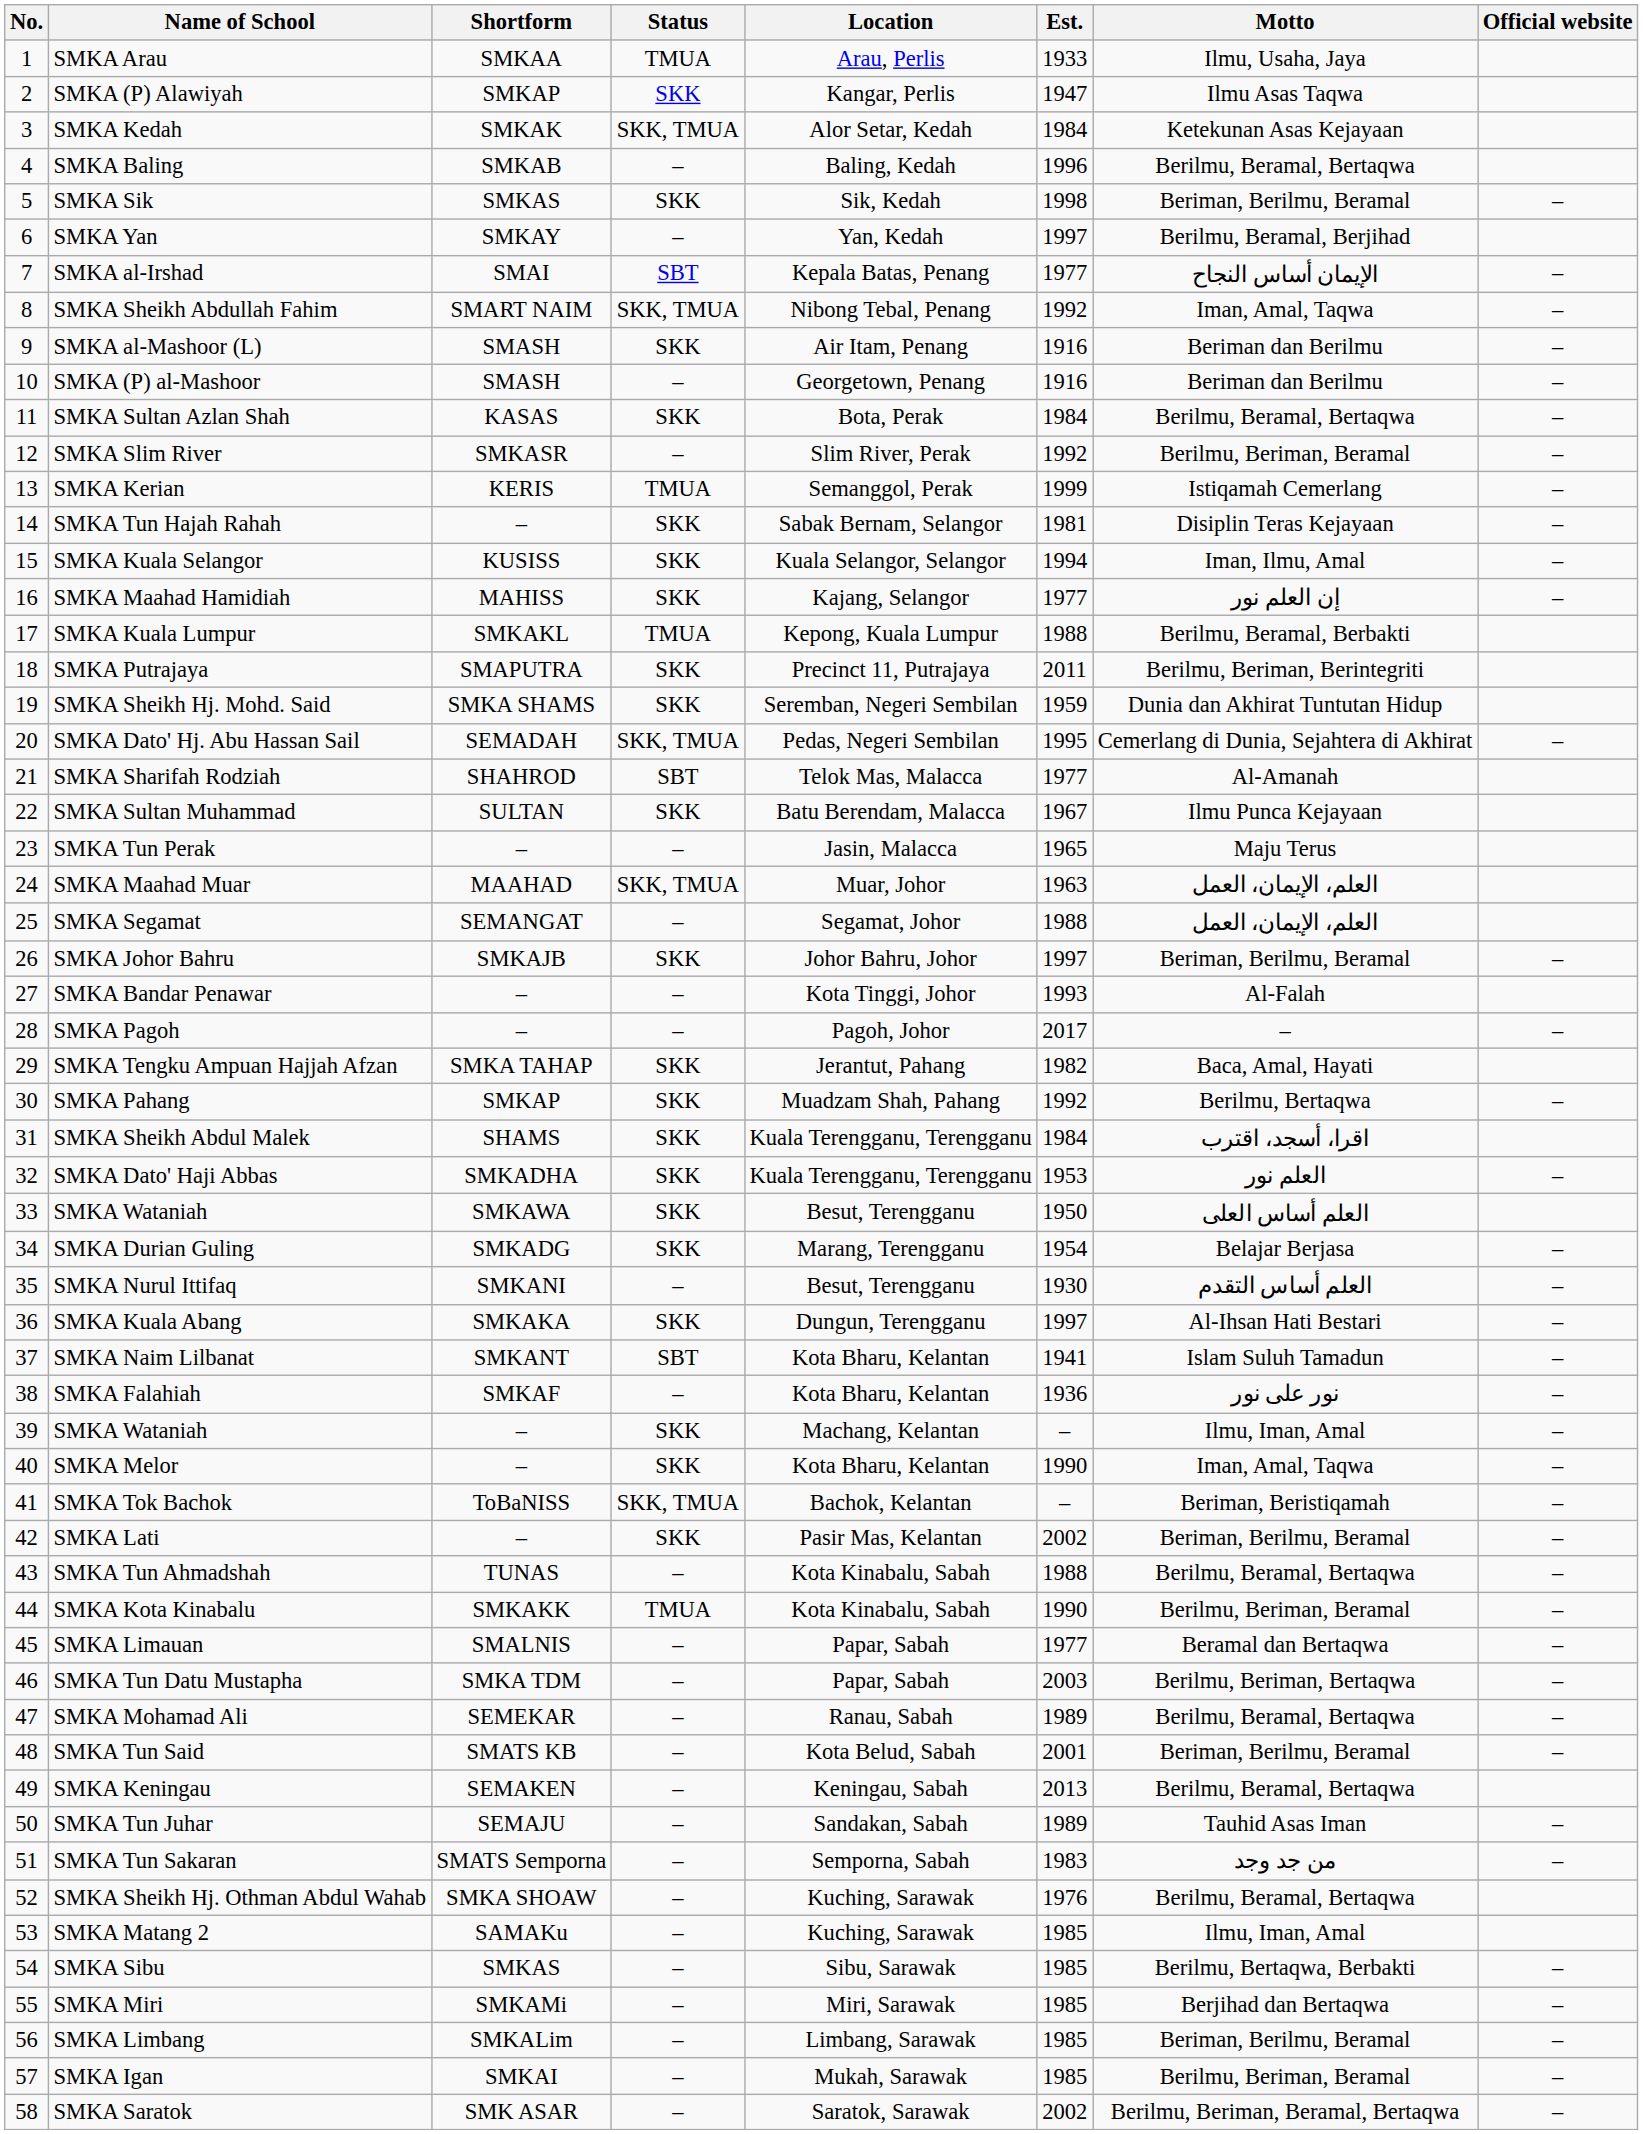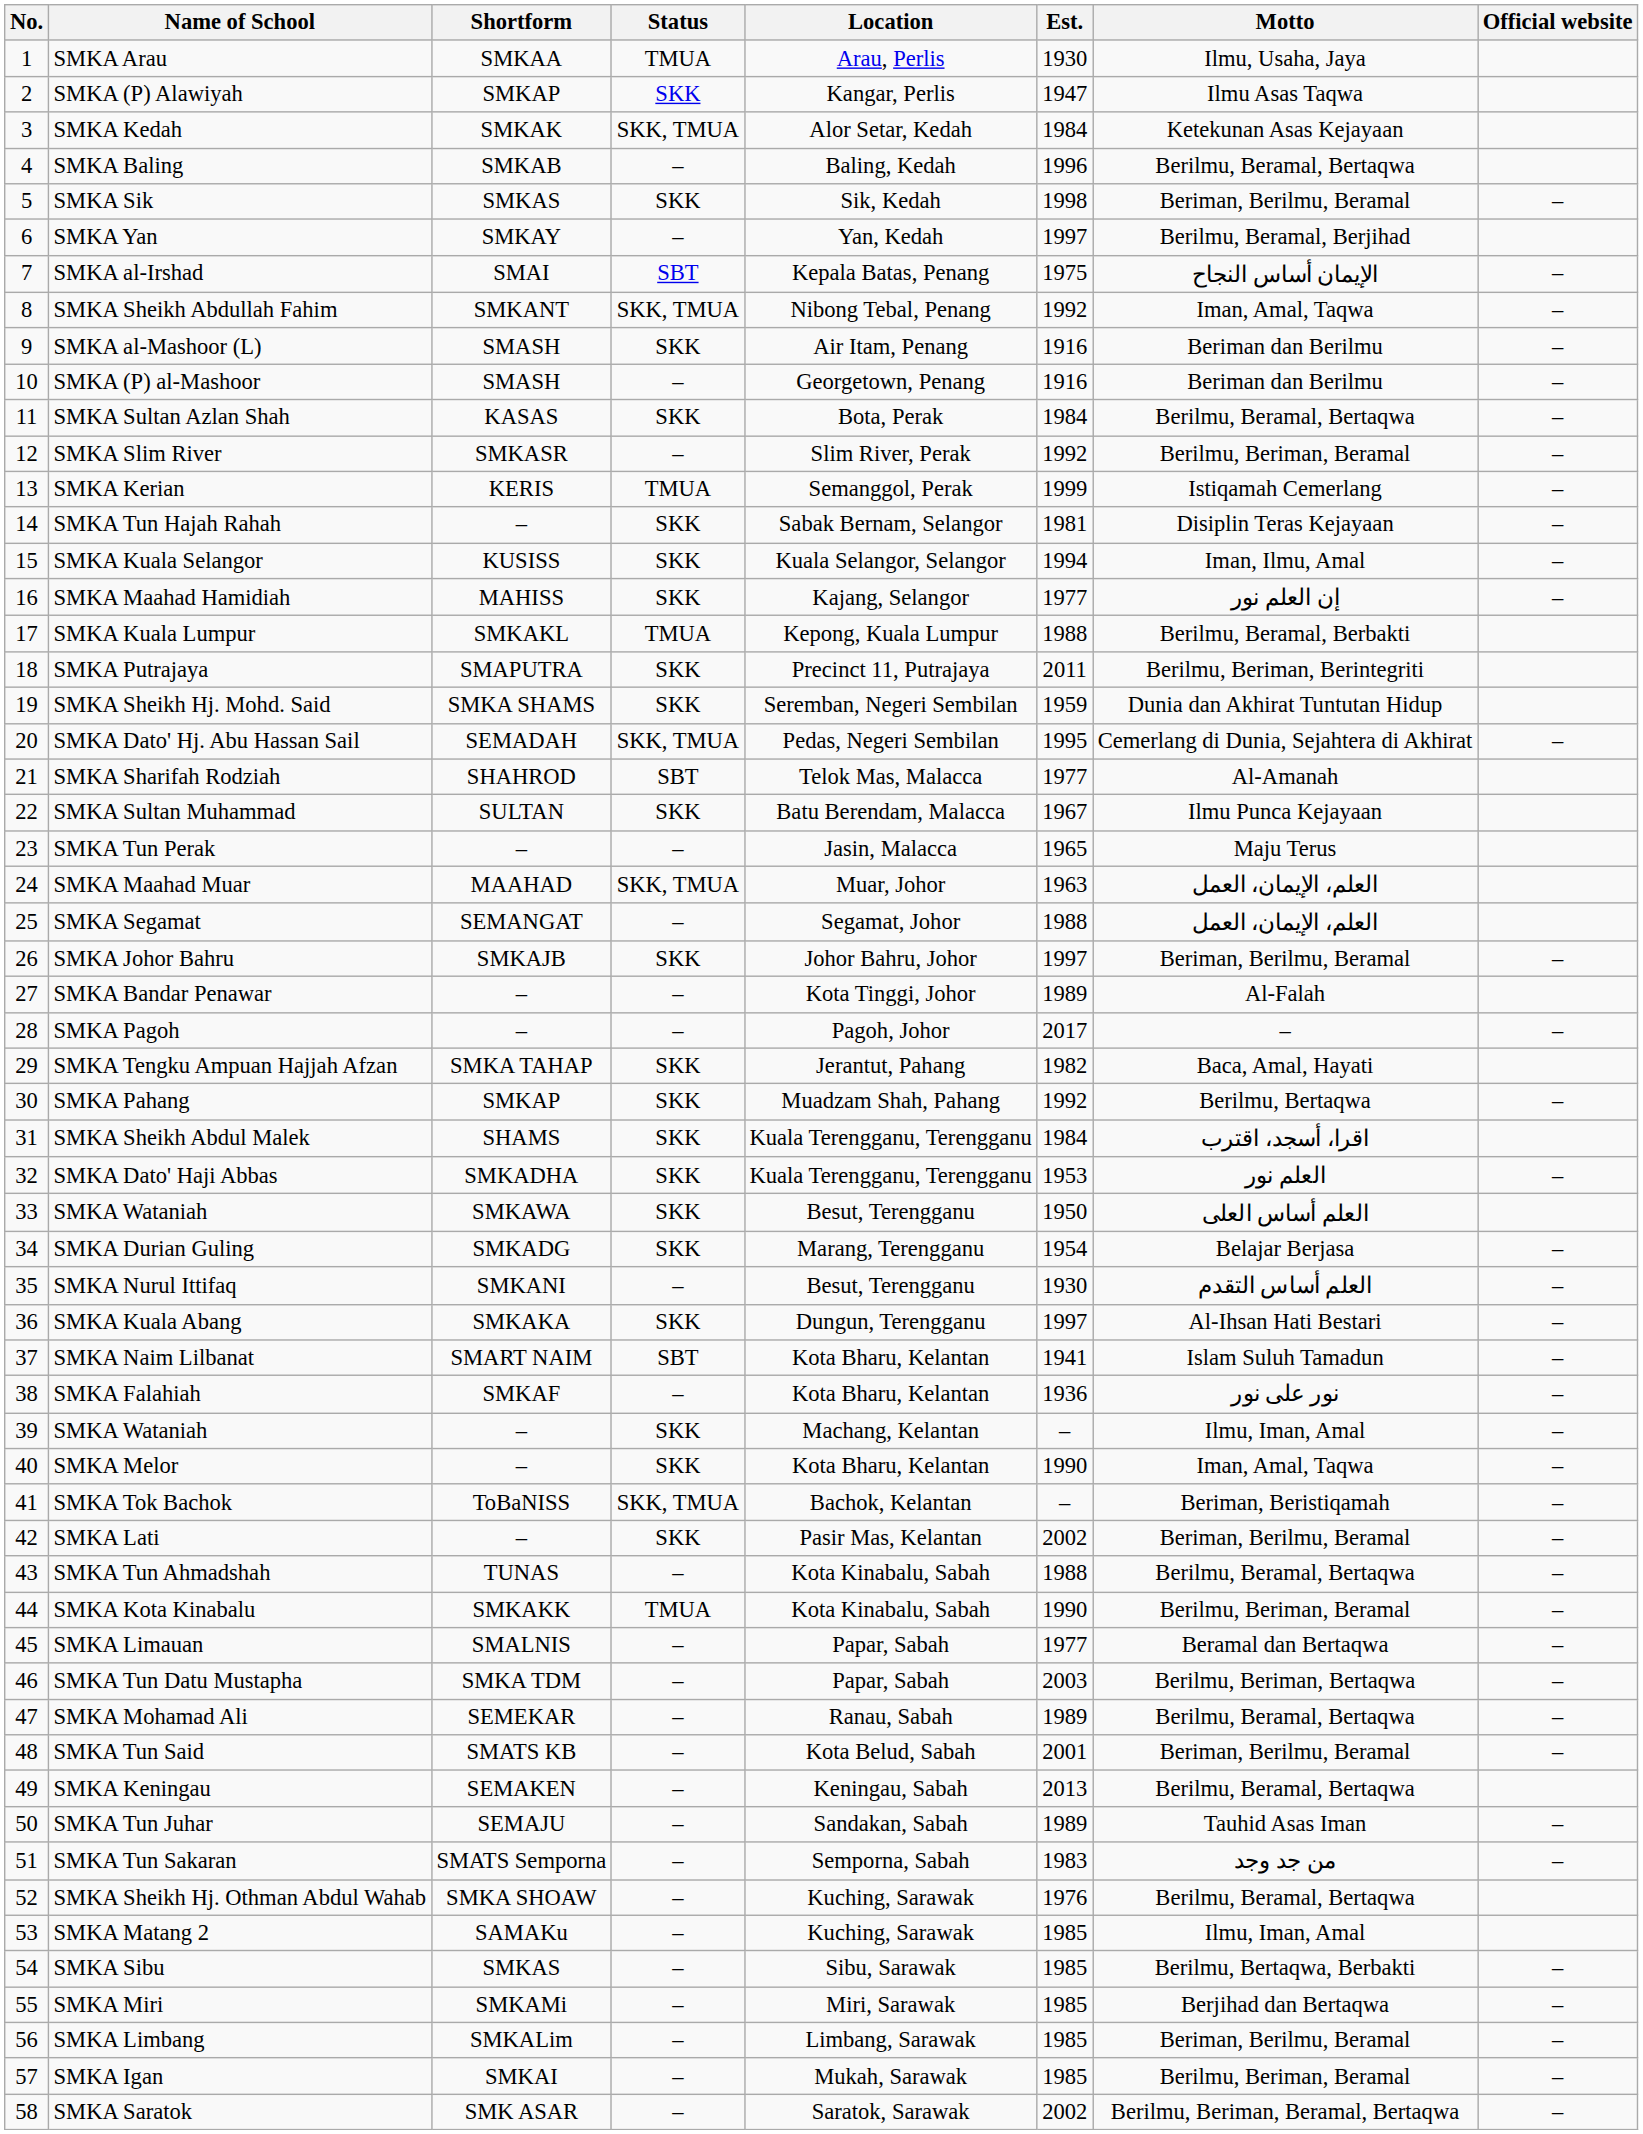(1065, 58) 1933 -> (1065, 58) 1930
(1065, 273) 1977 -> (1065, 273) 1975
(521, 310) SMART NAIM -> (521, 310) SMKANT
(1065, 994) 1993 -> (1065, 994) 1989
(521, 1357) SMKANT -> (521, 1357) SMART NAIM
